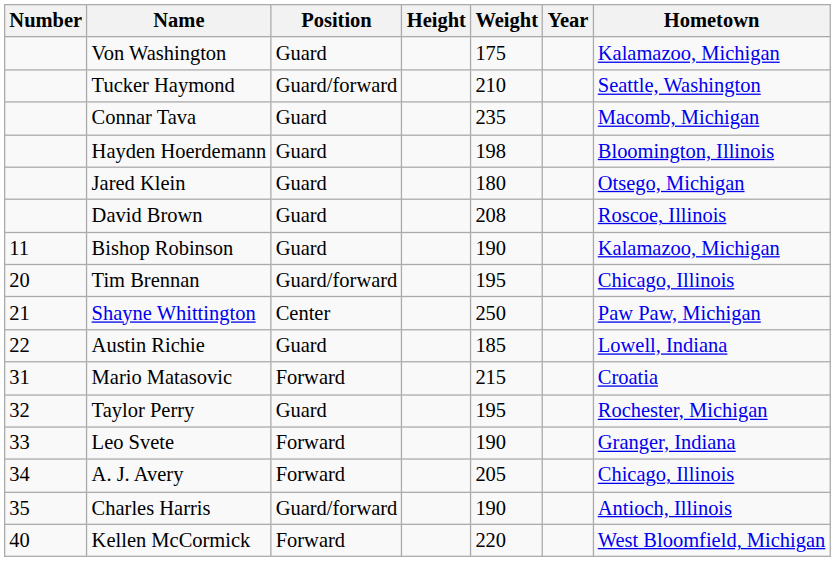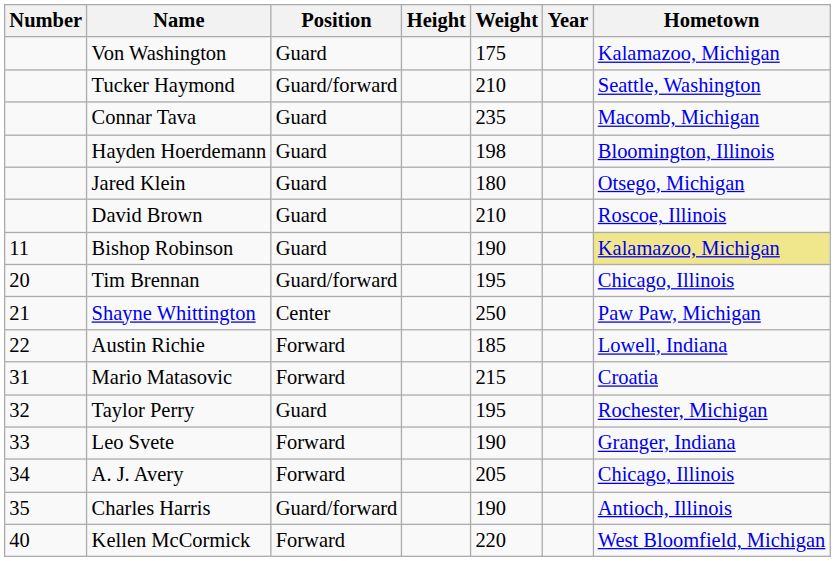(491, 215) 208 -> (491, 215) 210
(689, 248) no background -> (689, 248) khaki background
(301, 345) Guard -> (310, 345) Forward
